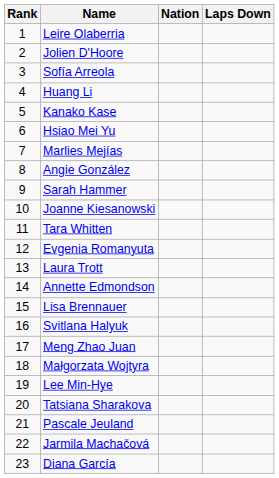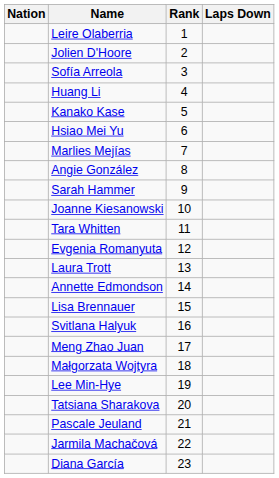columns swapped: (22, 14) <-> (180, 14)
